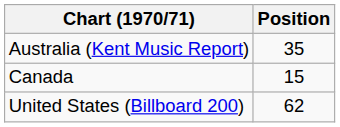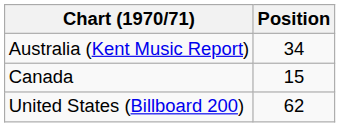(294, 48) 35 -> (294, 48) 34
